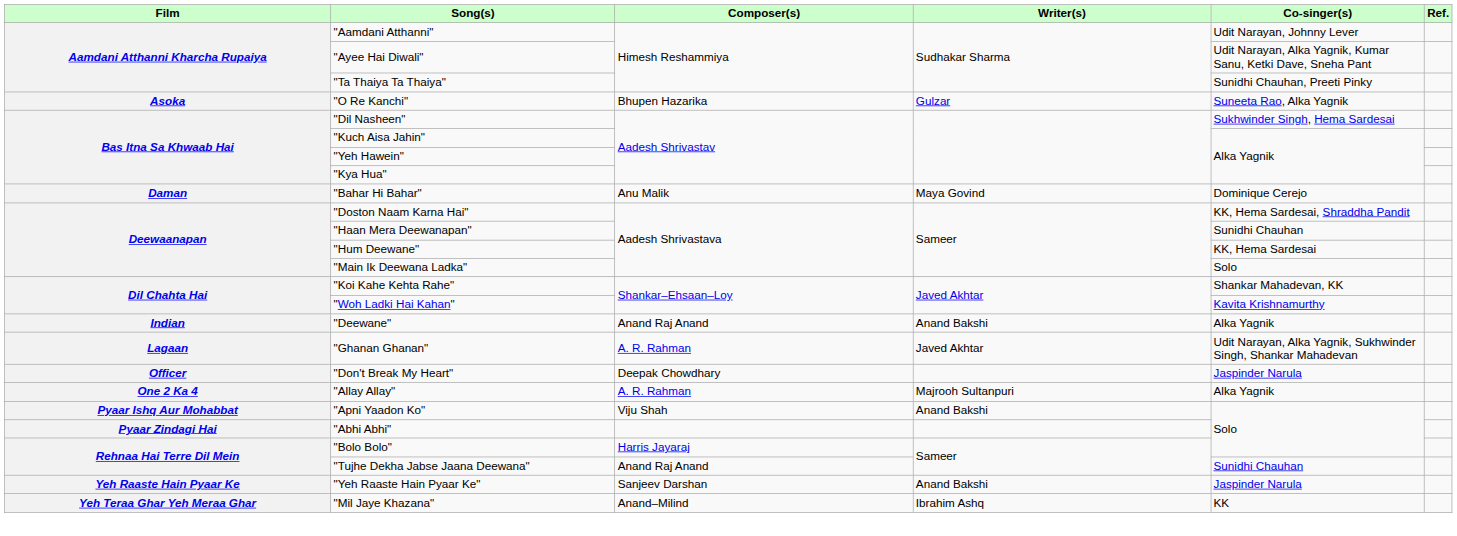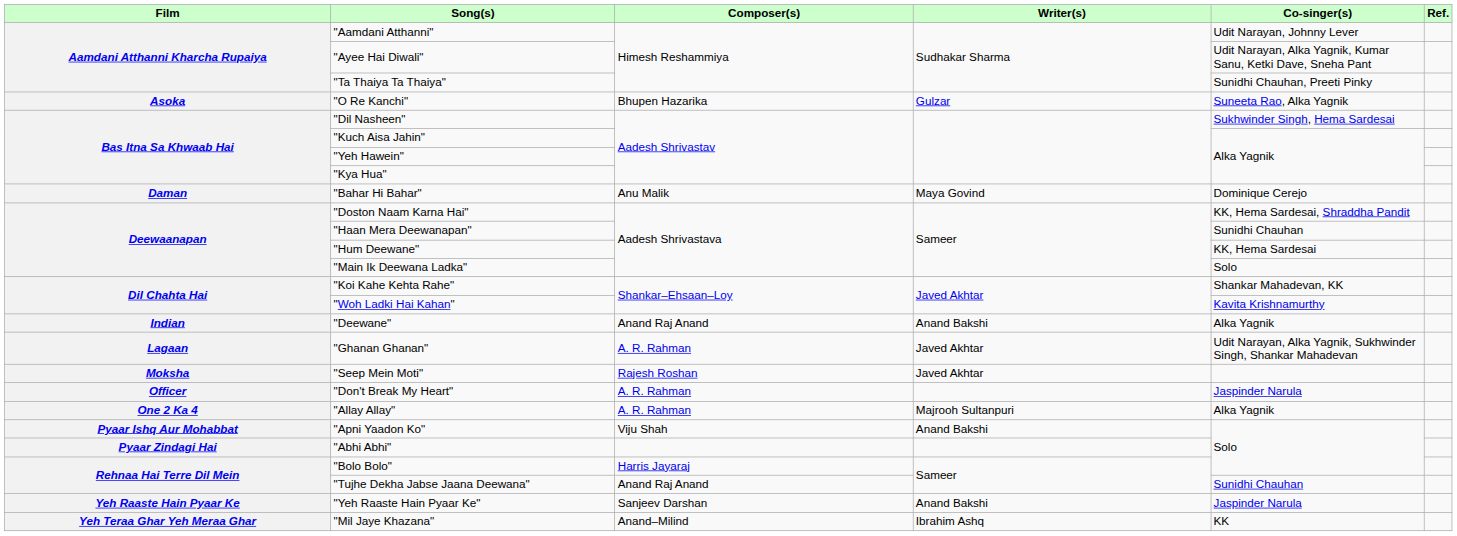+ row: (378, 373)
(669, 373) Deepak Chowdhary -> (654, 391) A. R. Rahman
